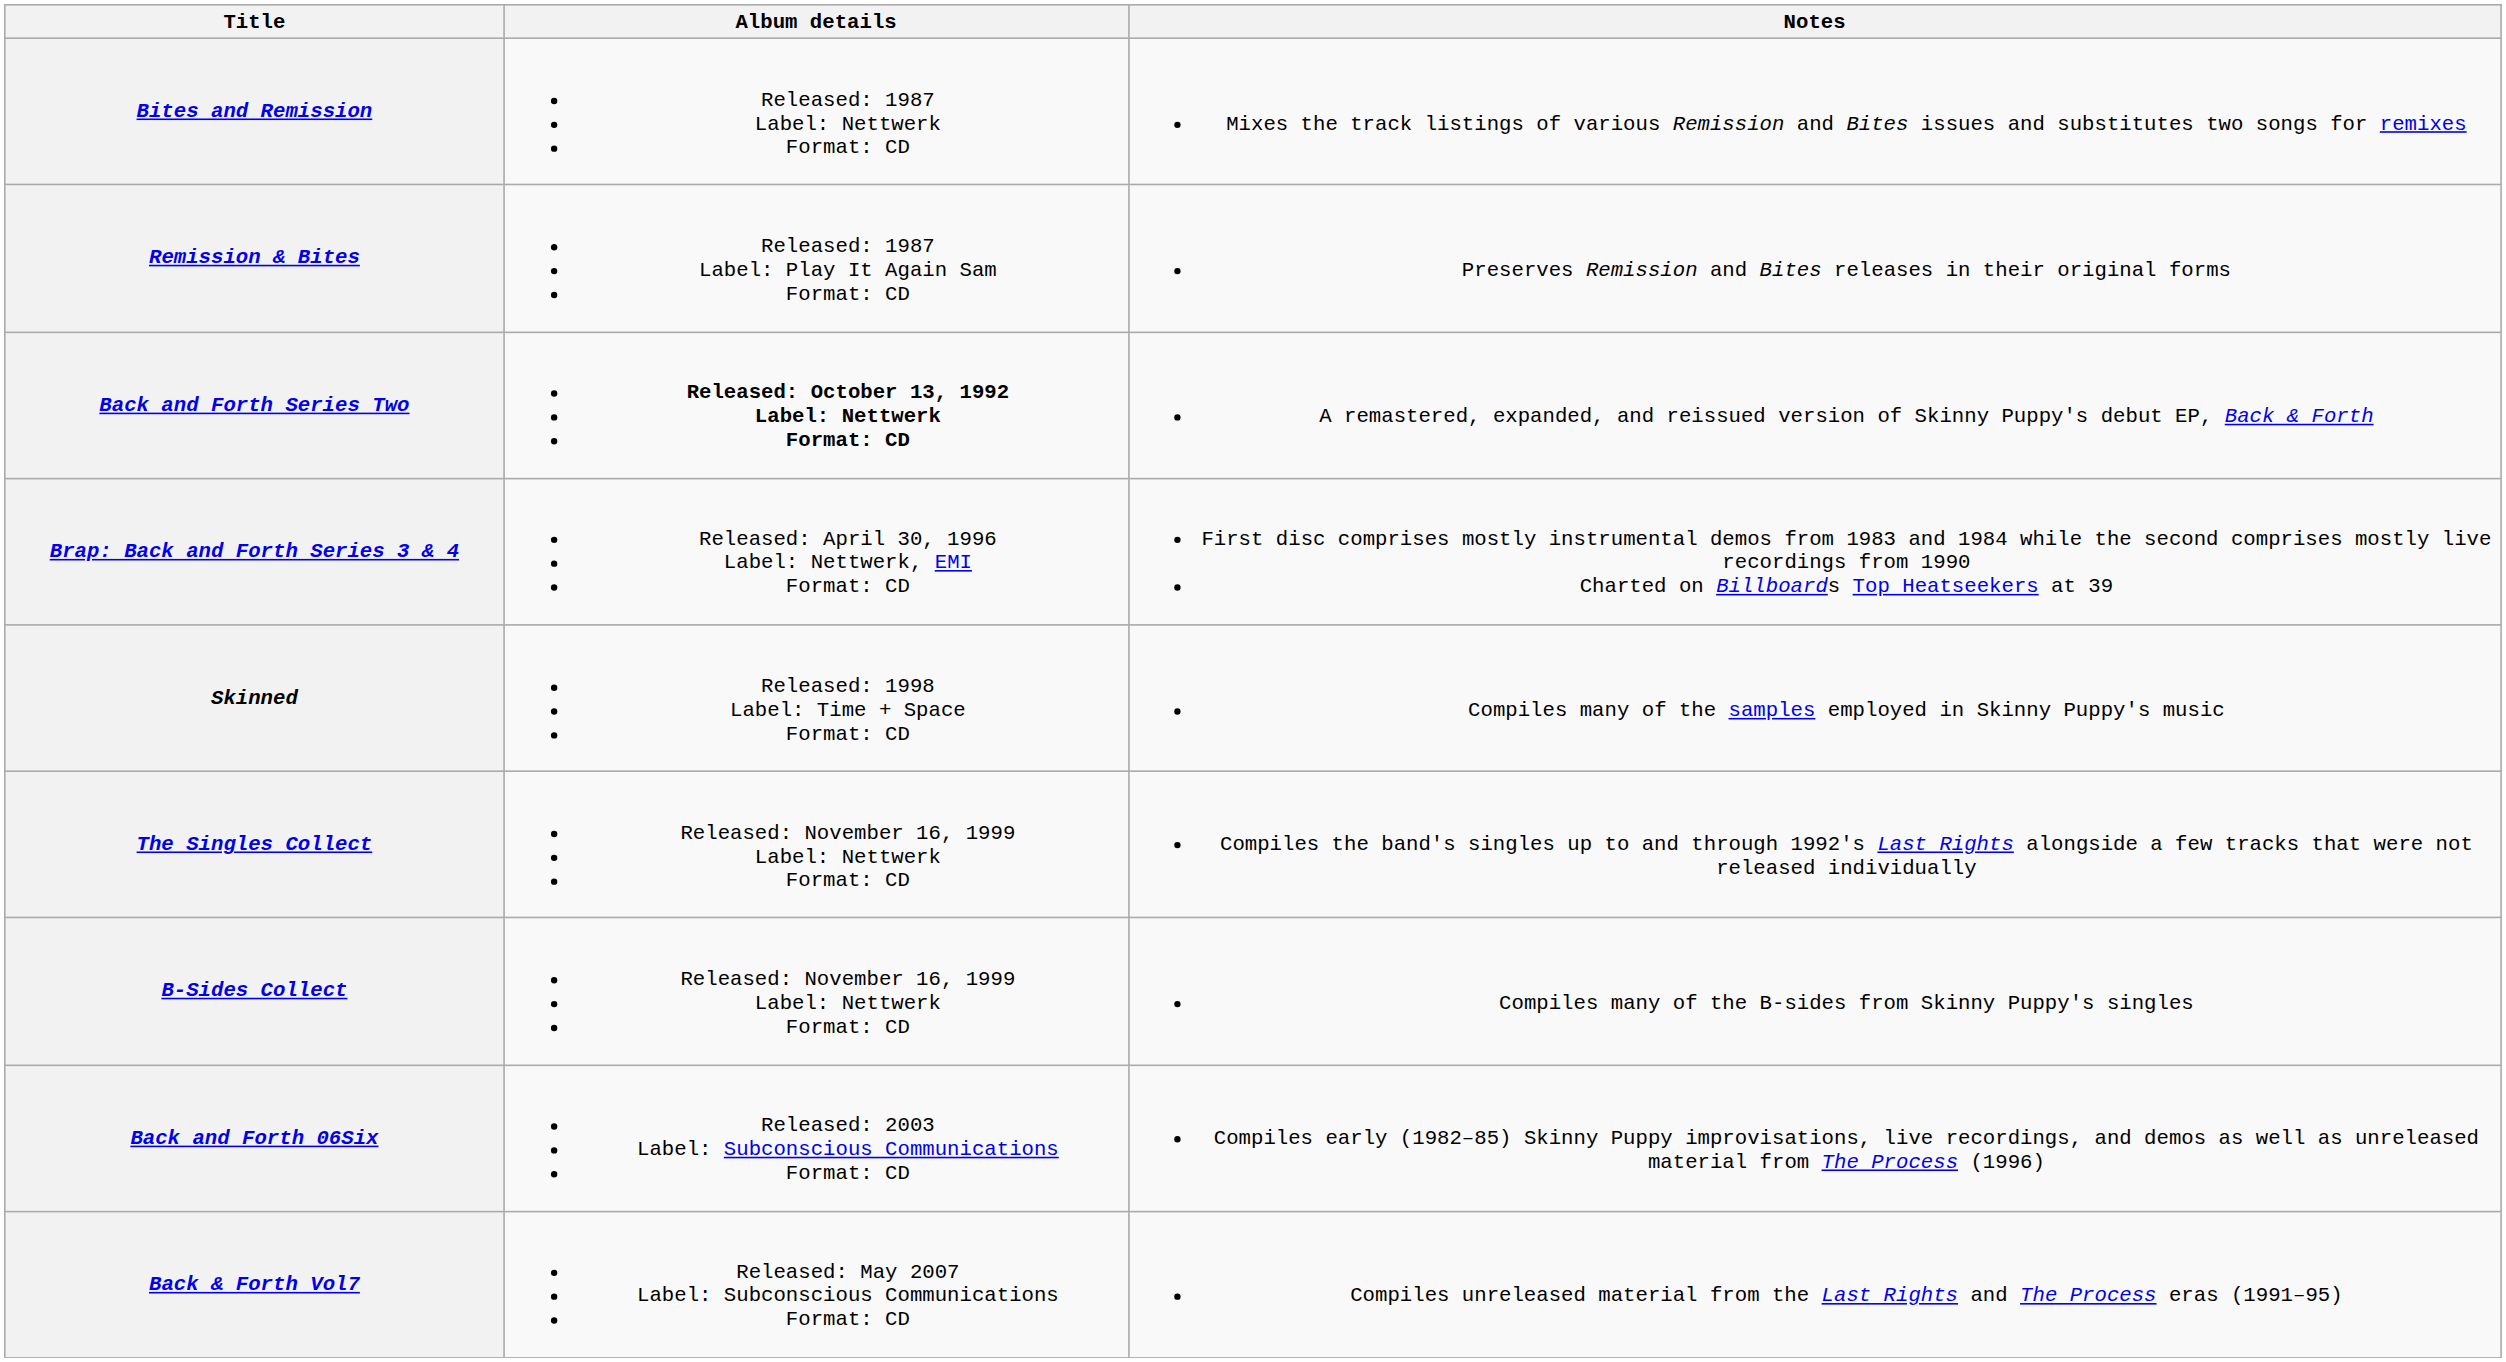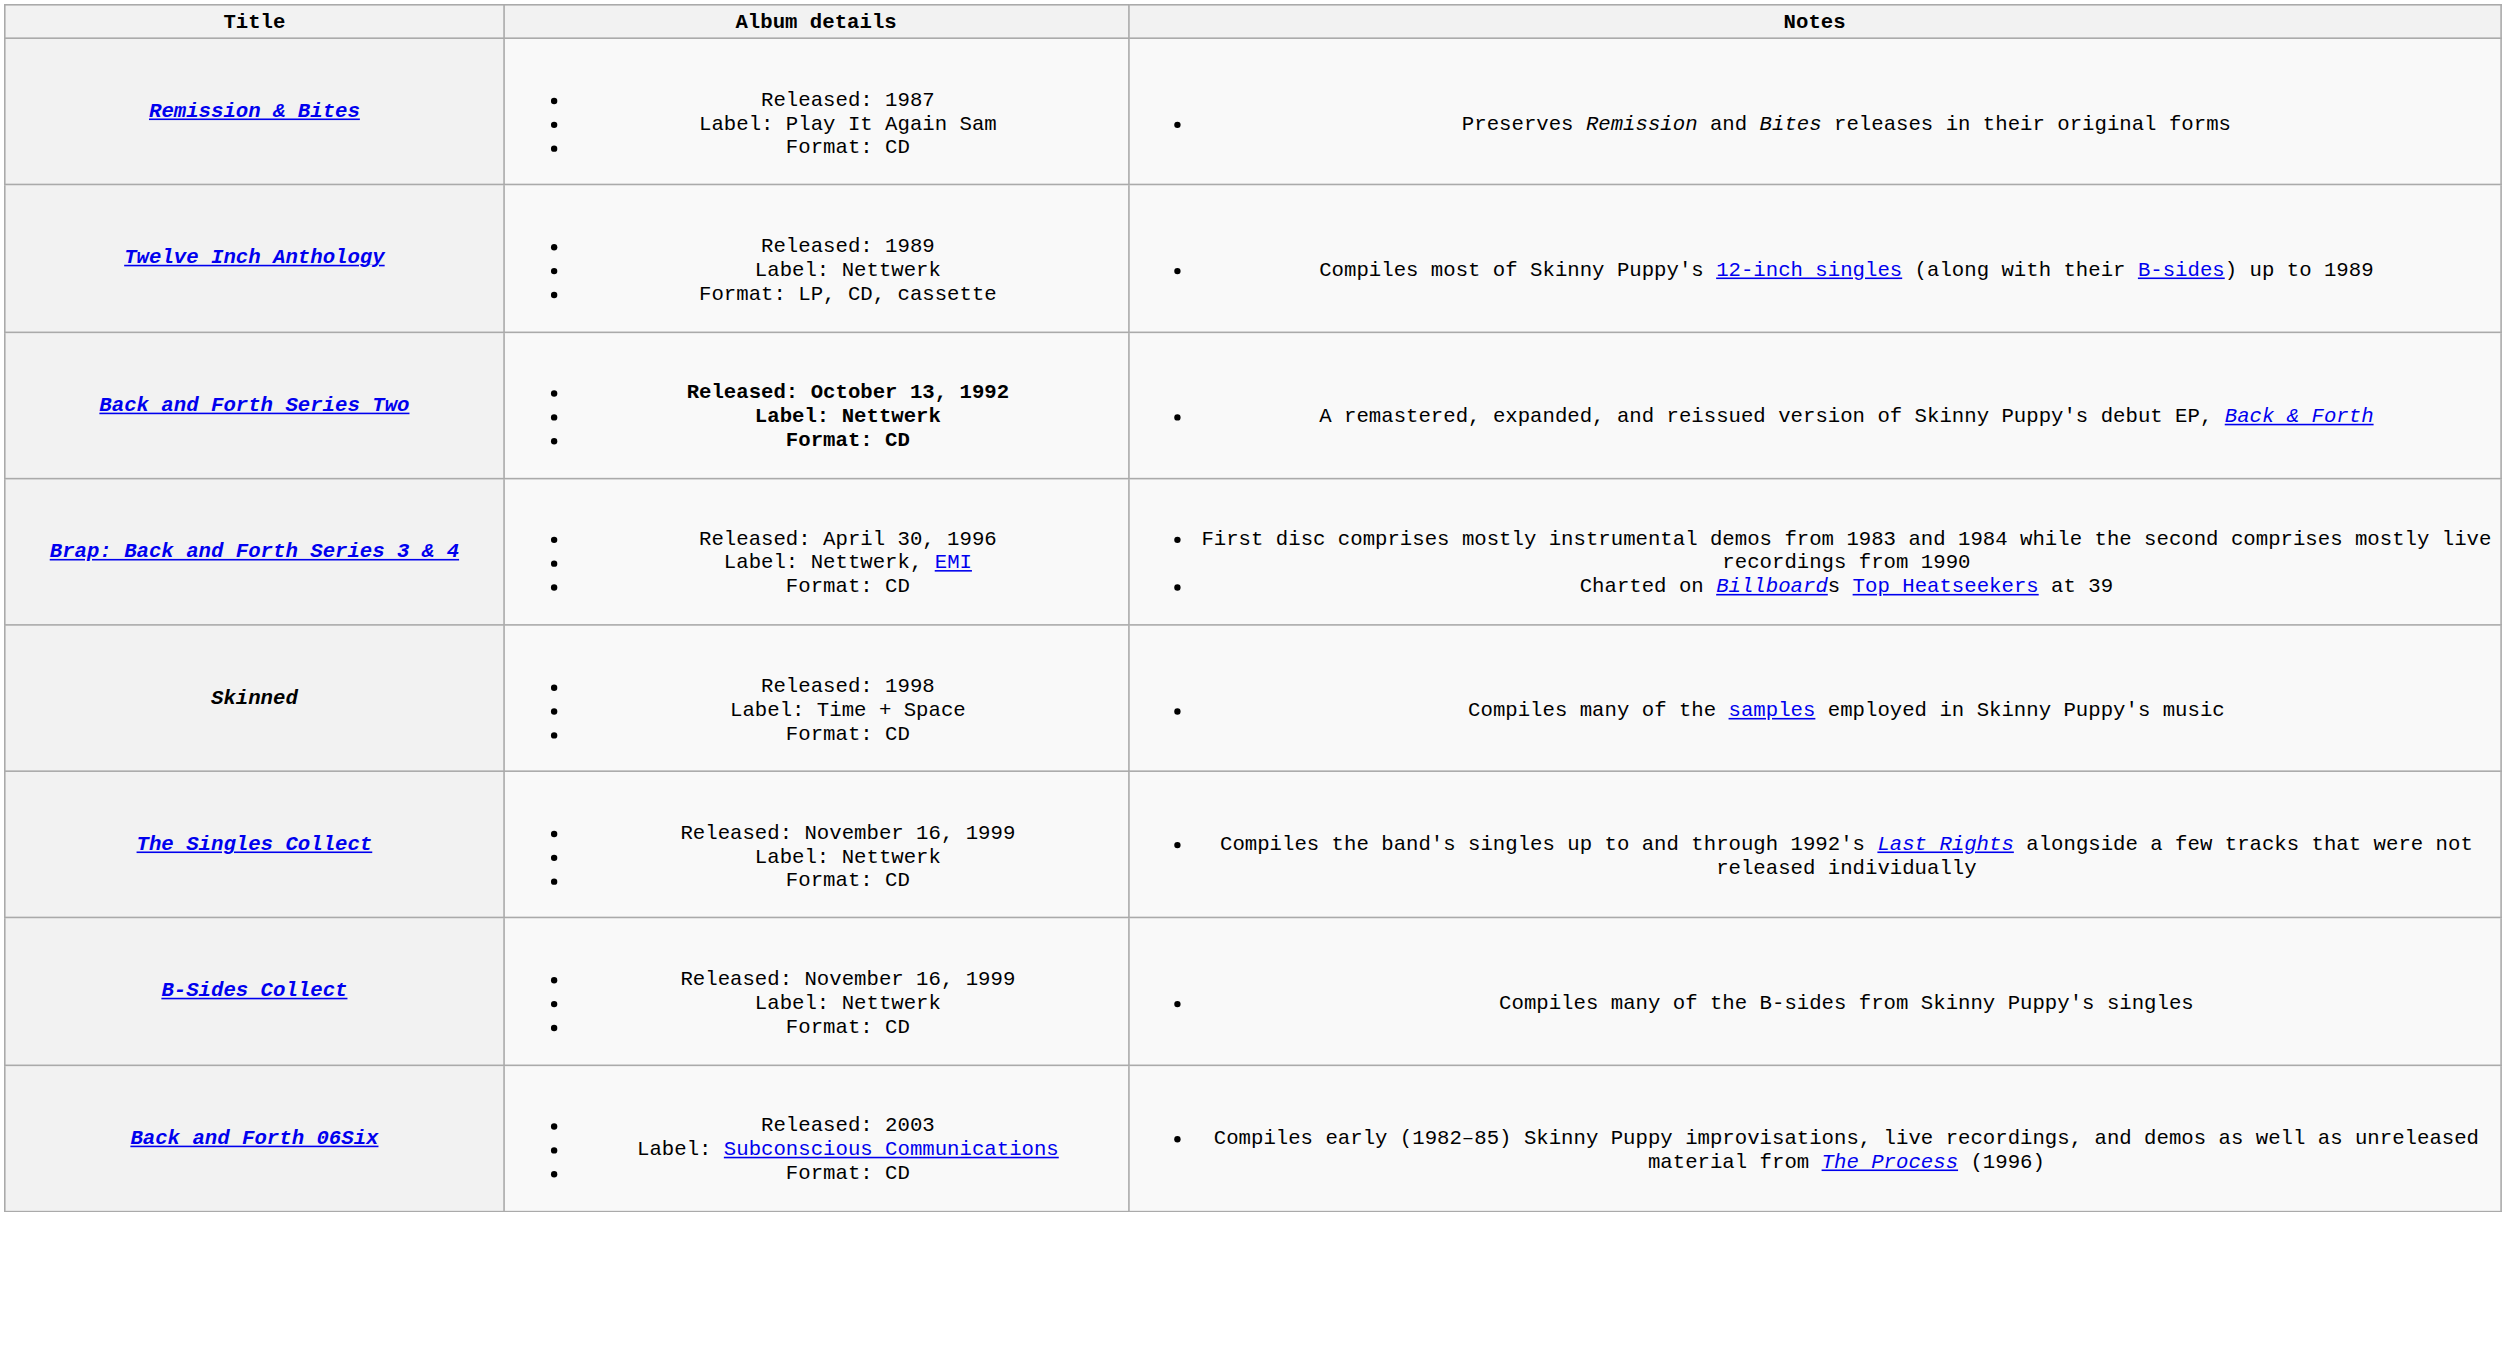- row: (254, 112)
+ row: (254, 258)
- row: (254, 1284)
